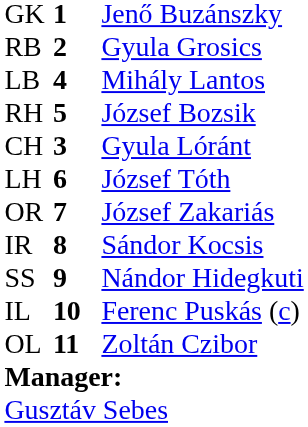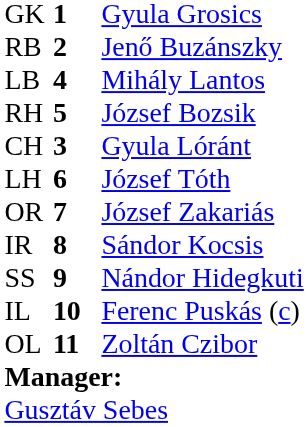(192, 14) Jenő Buzánszky -> (182, 14) Gyula Grosics
(182, 47) Gyula Grosics -> (192, 47) Jenő Buzánszky
